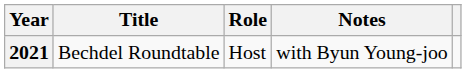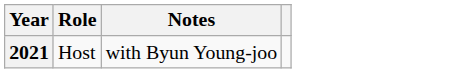- column: (139, 20)
